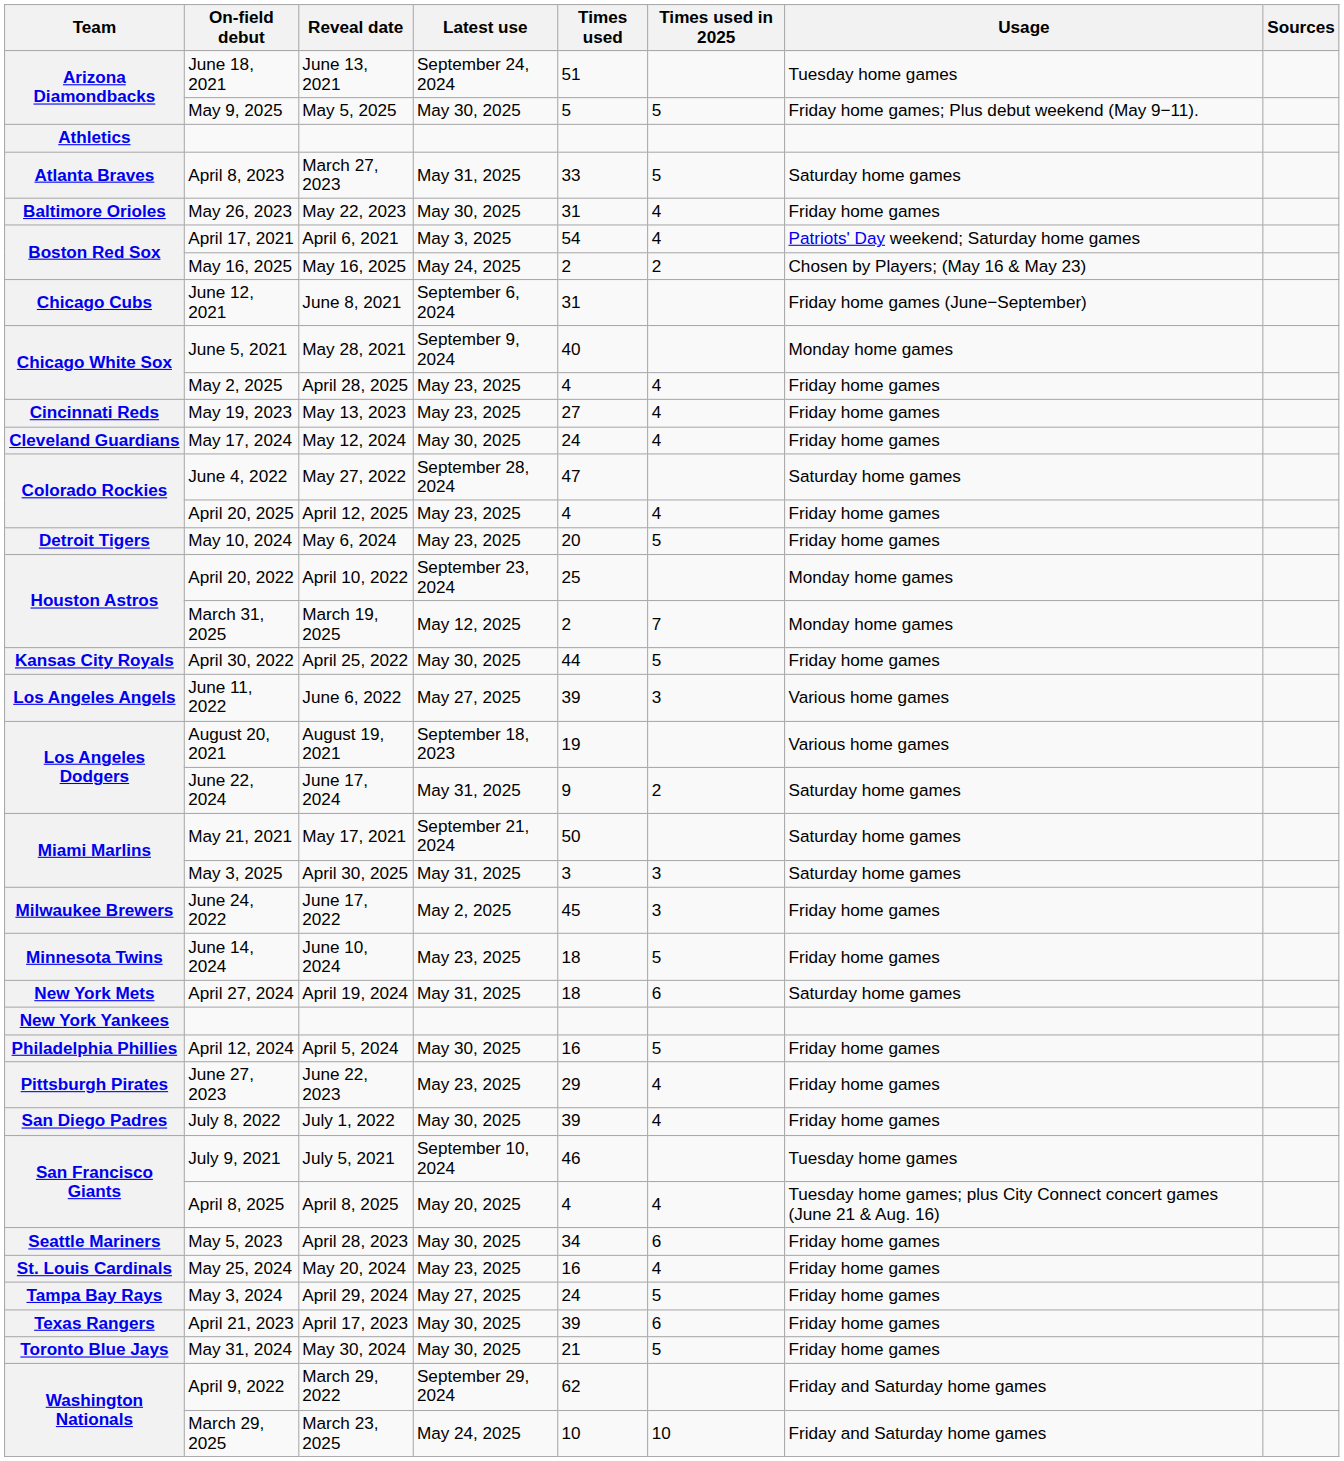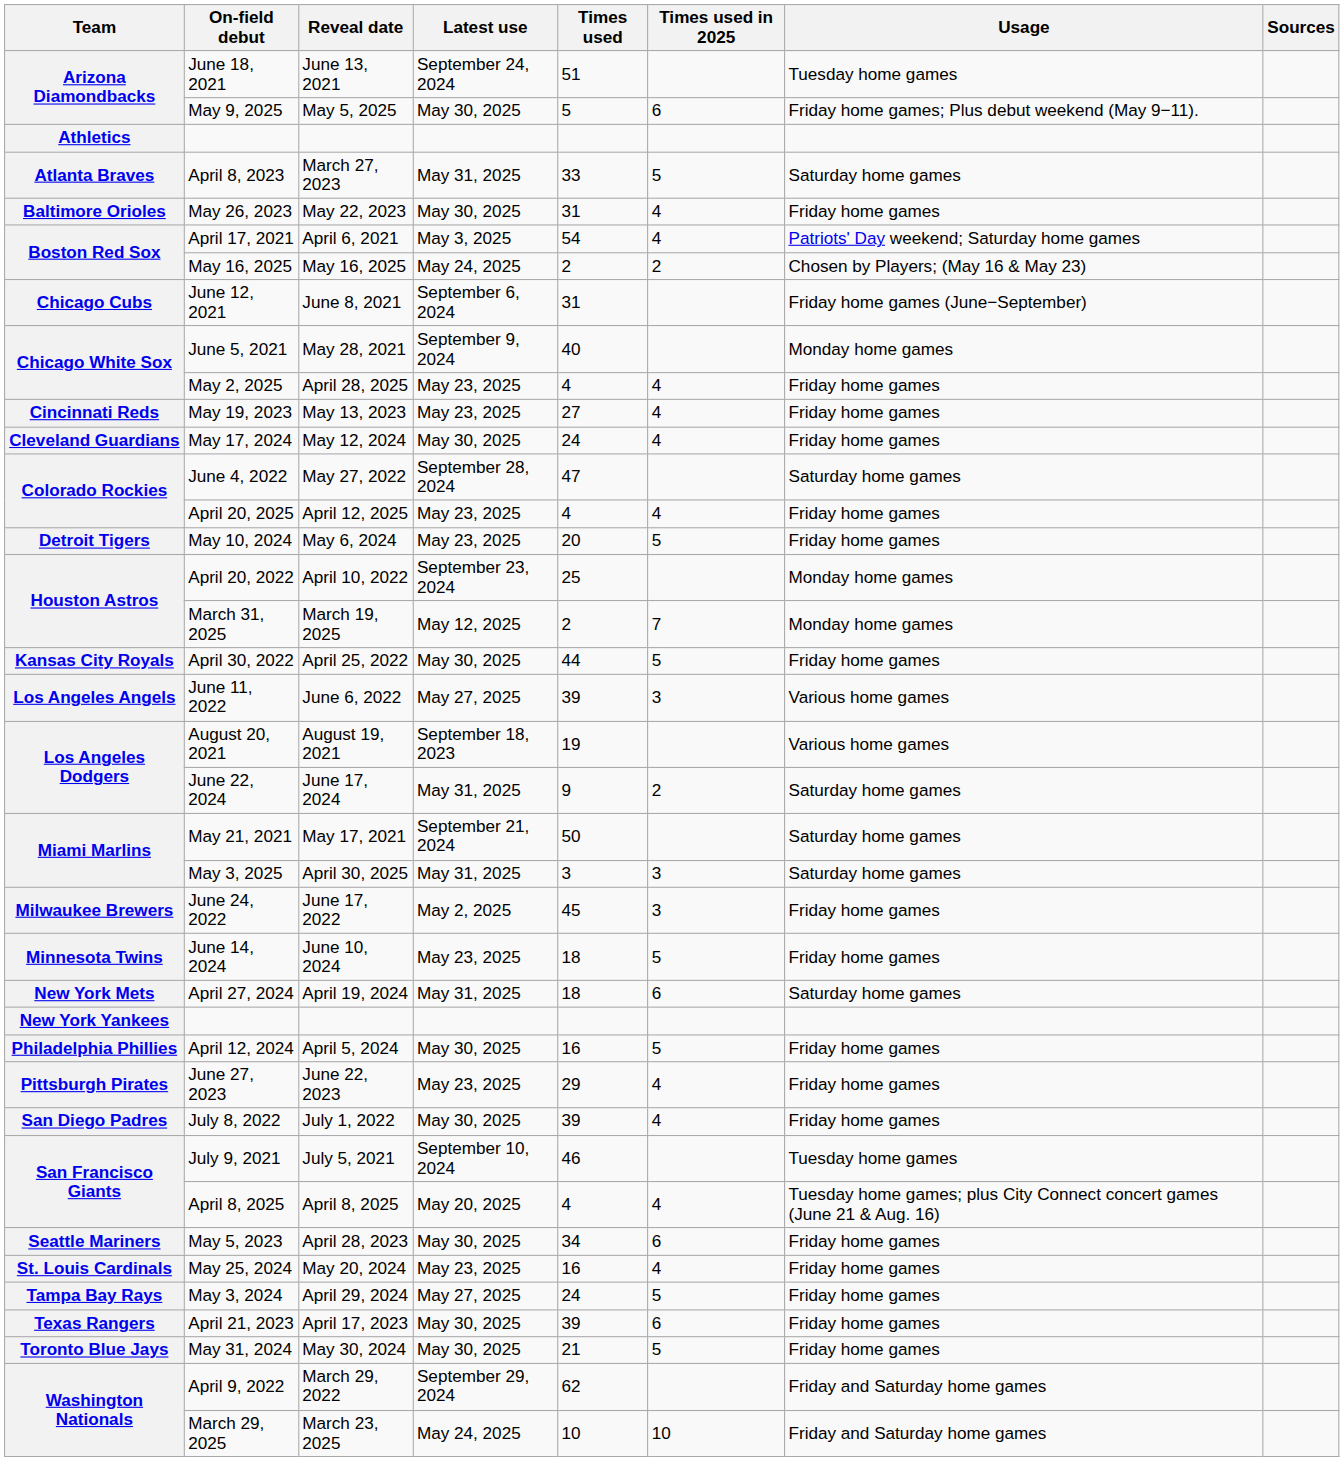(656, 110) 5 -> (656, 110) 6
